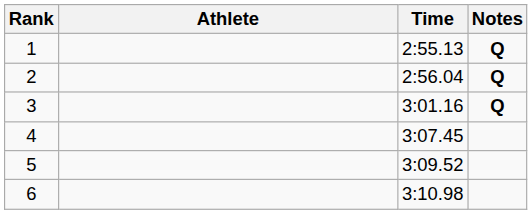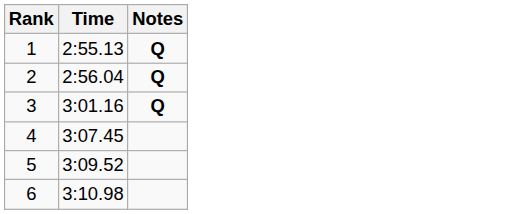- column: (228, 19)
